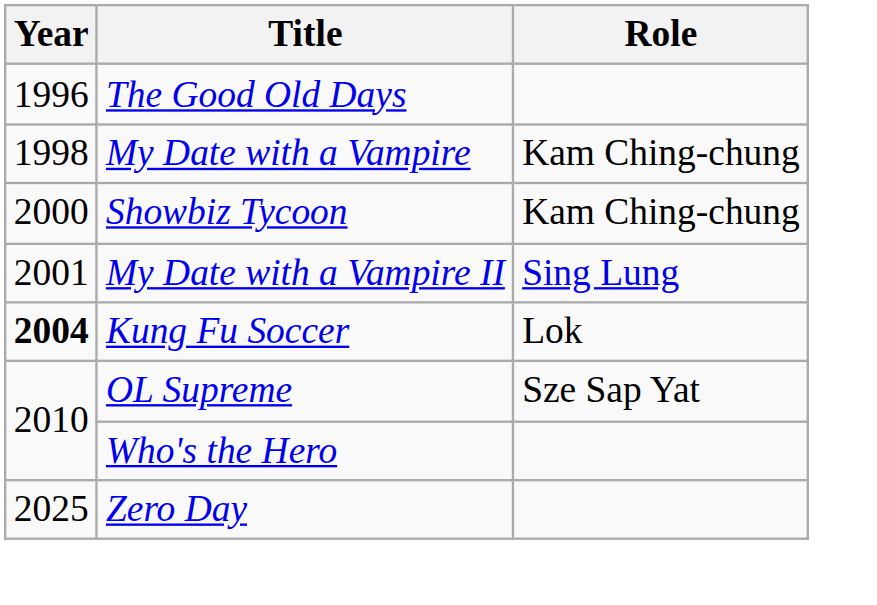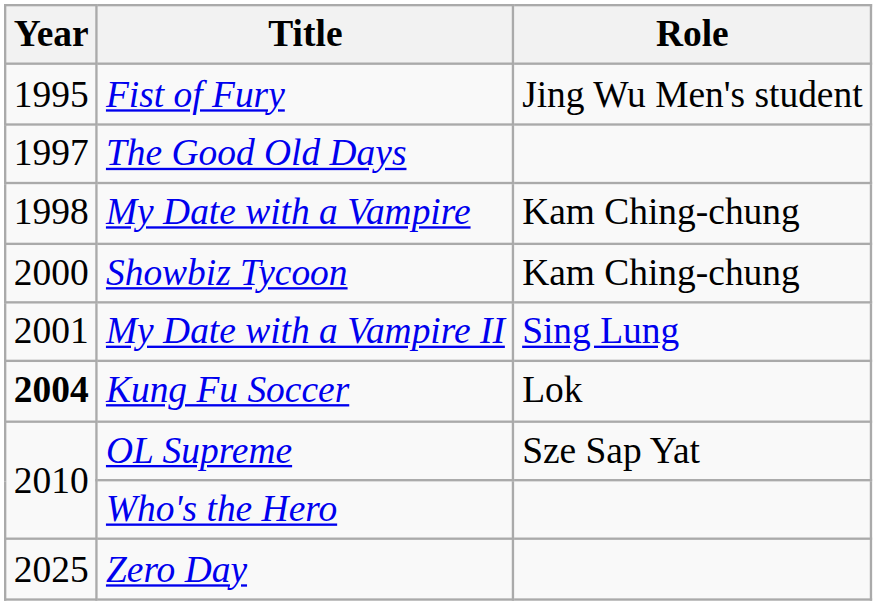+ row: (195, 93)
(51, 93) 1996 -> (51, 152) 1997
